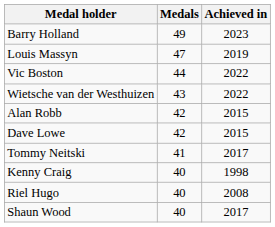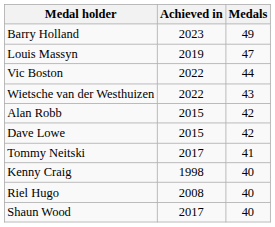columns swapped: (179, 14) <-> (236, 14)
